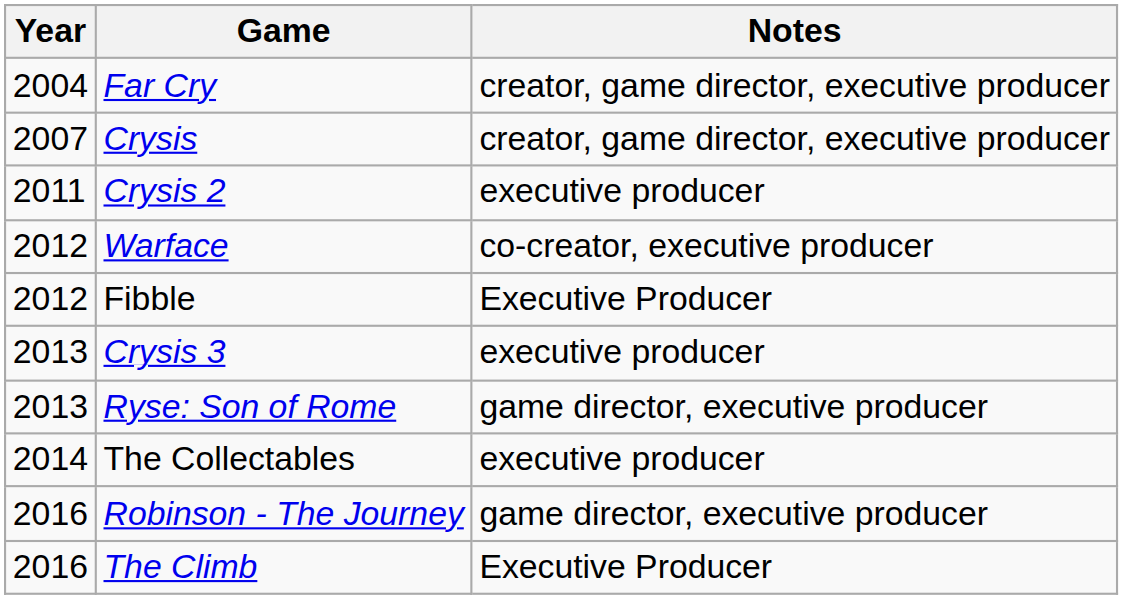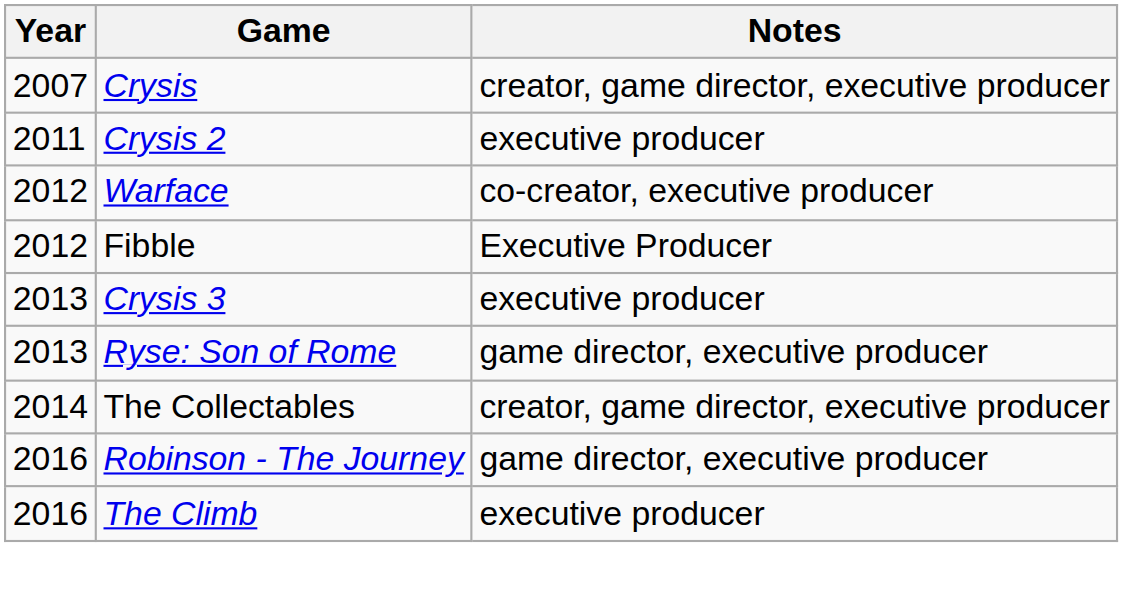- row: (160, 84)
(622, 459) executive producer -> (795, 406) creator, game director, executive producer
(626, 566) Executive Producer -> (622, 513) executive producer
